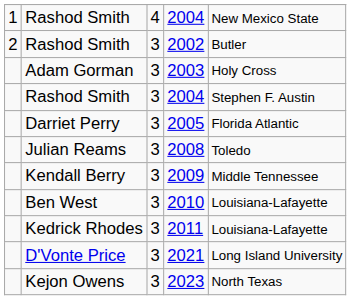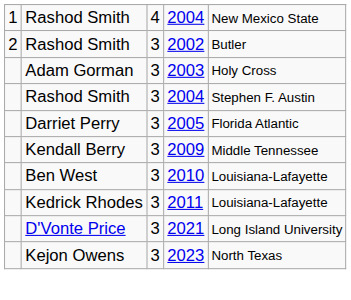- row: (13, 150)
